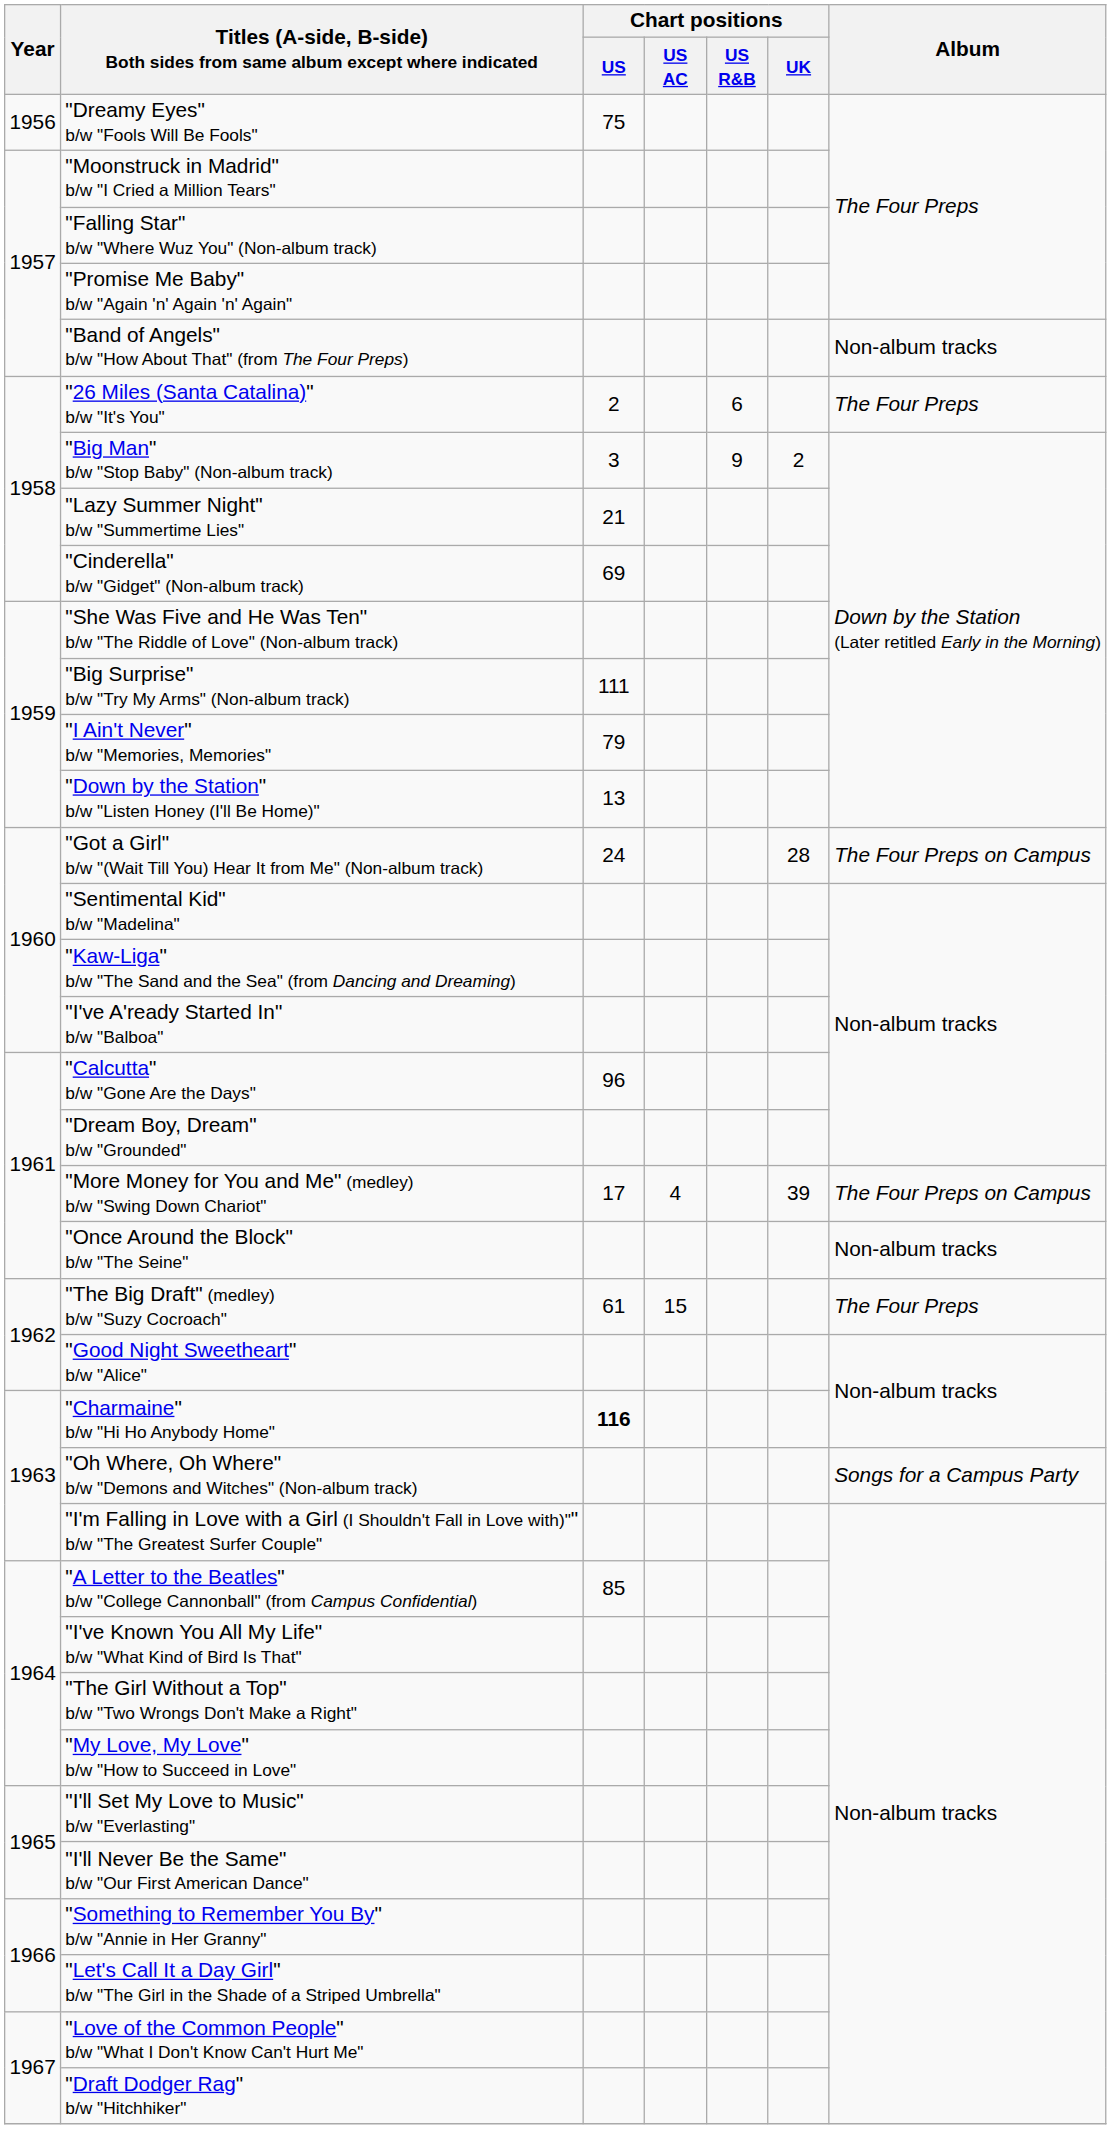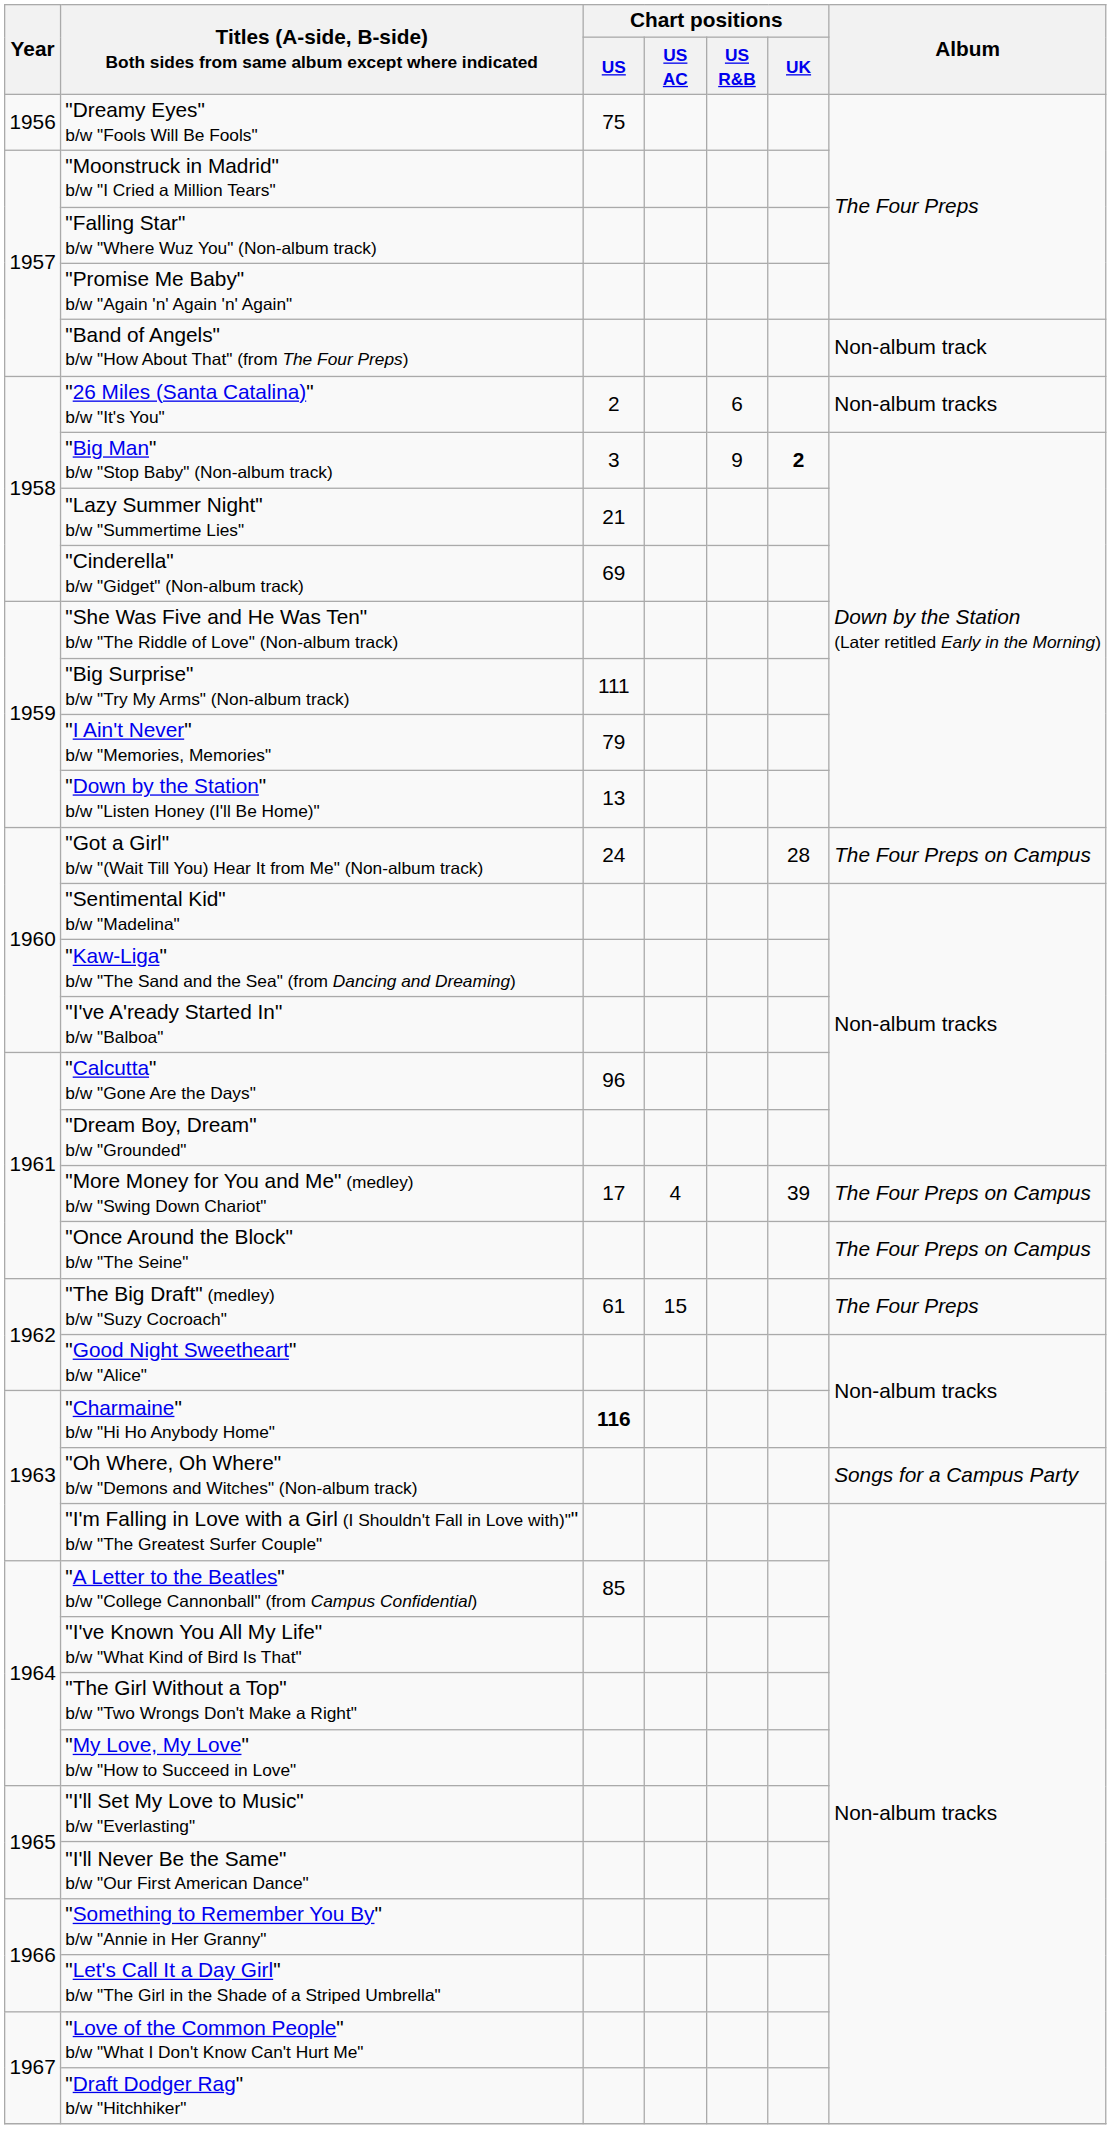(916, 347) Non-album tracks -> (910, 347) Non-album track
(906, 404) The Four Preps -> (916, 404) Non-album tracks
(799, 460) normal -> (799, 460) bold
(916, 1249) Non-album tracks -> (962, 1249) The Four Preps on Campus
